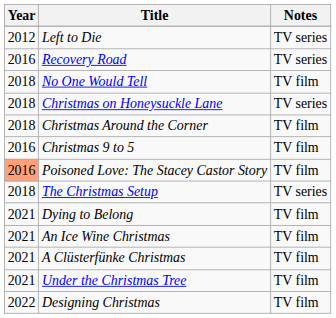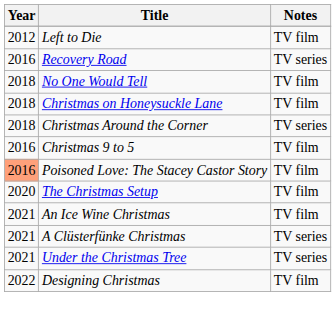(300, 37) TV series -> (296, 37) TV film
(300, 103) TV series -> (296, 103) TV film
(296, 125) TV film -> (300, 125) TV series
(22, 192) 2018 -> (22, 192) 2020
(300, 192) TV series -> (296, 192) TV film
- row: (88, 214)
(296, 258) TV film -> (300, 236) TV series
(296, 280) TV film -> (300, 258) TV series
